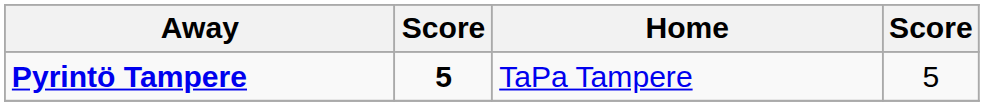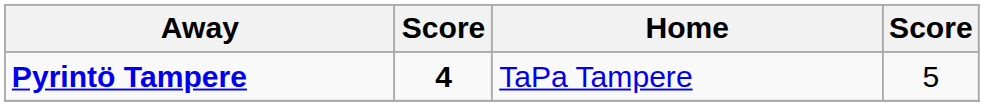(444, 76) 5 -> (444, 76) 4
